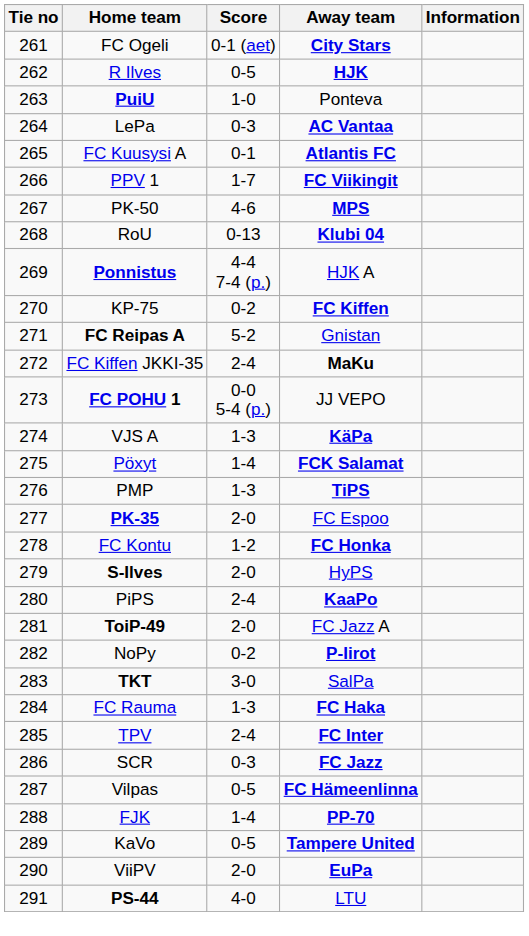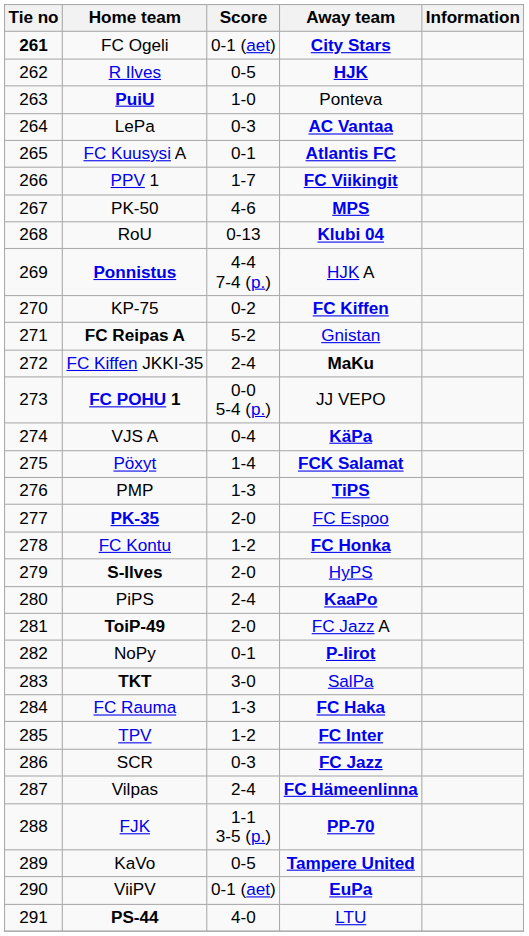(34, 45) normal -> (34, 45) bold
(243, 436) 1-3 -> (243, 436) 0-4
(243, 653) 0-2 -> (243, 653) 0-1
(243, 735) 2-4 -> (243, 735) 1-2
(243, 789) 0-5 -> (243, 789) 2-4
(243, 816) 1-4 -> (243, 826) 1-1 3-5 (p.)
(243, 871) 2-0 -> (243, 890) 0-1 (aet)
